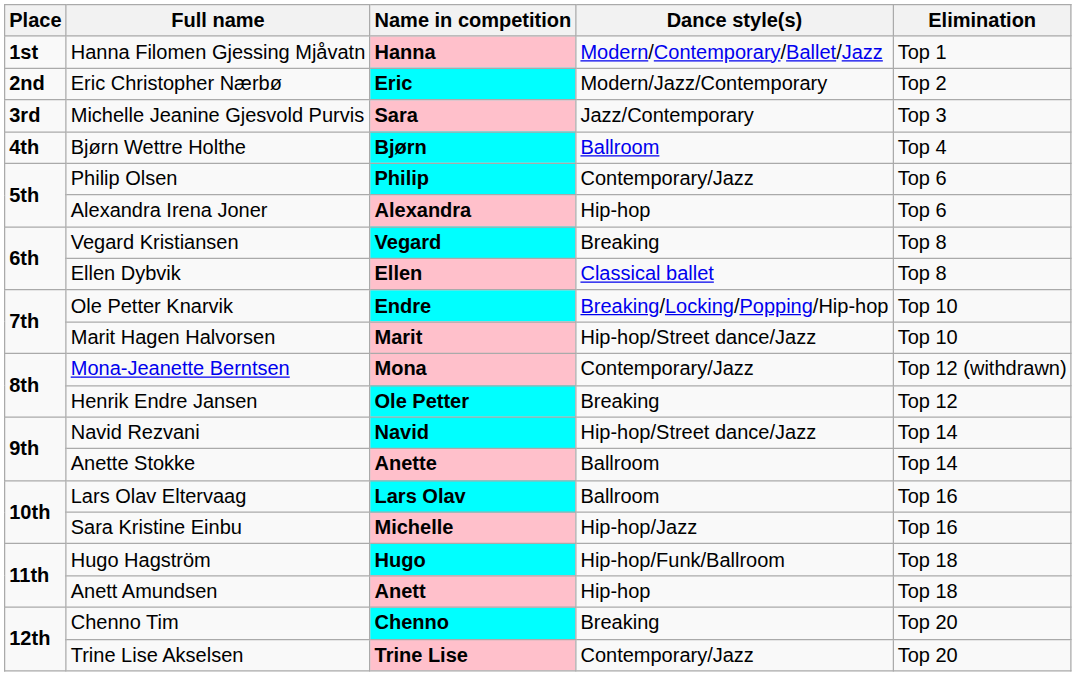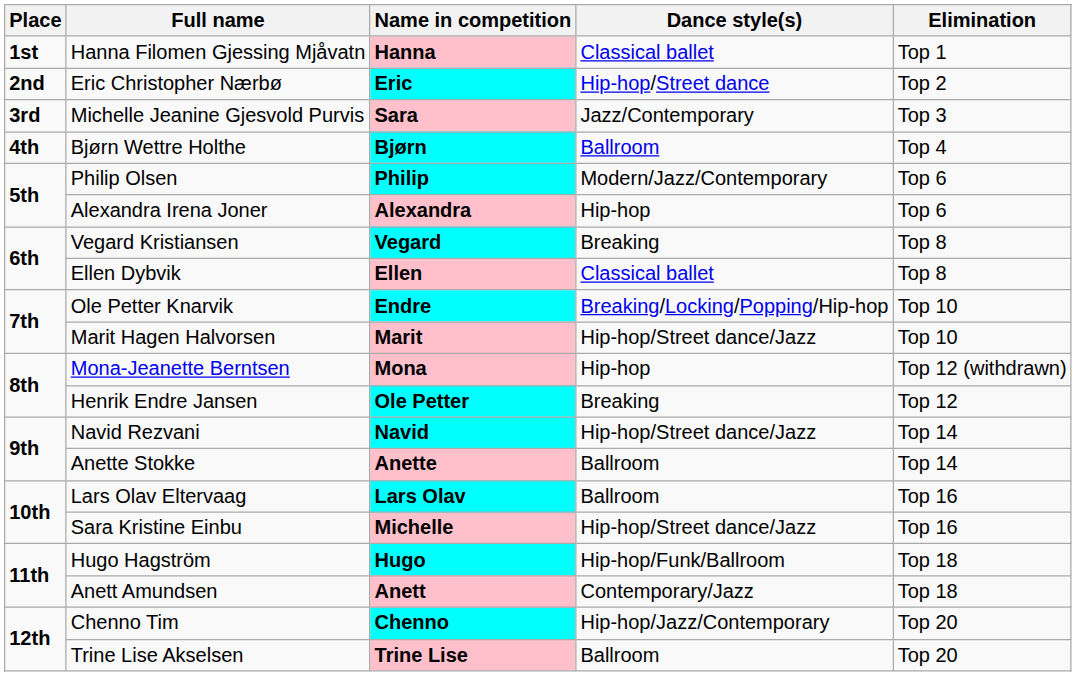(732, 52) Modern/Contemporary/Ballet/Jazz -> (647, 52) Classical ballet
(704, 83) Modern/Jazz/Contemporary -> (675, 83) Hip-hop/Street dance
(667, 178) Contemporary/Jazz -> (704, 178) Modern/Jazz/Contemporary
(667, 369) Contemporary/Jazz -> (615, 369) Hip-hop
(639, 527) Hip-hop/Jazz -> (698, 527) Hip-hop/Street dance/Jazz
(615, 591) Hip-hop -> (667, 591) Contemporary/Jazz
(620, 623) Breaking -> (705, 623) Hip-hop/Jazz/Contemporary
(667, 654) Contemporary/Jazz -> (620, 654) Ballroom
